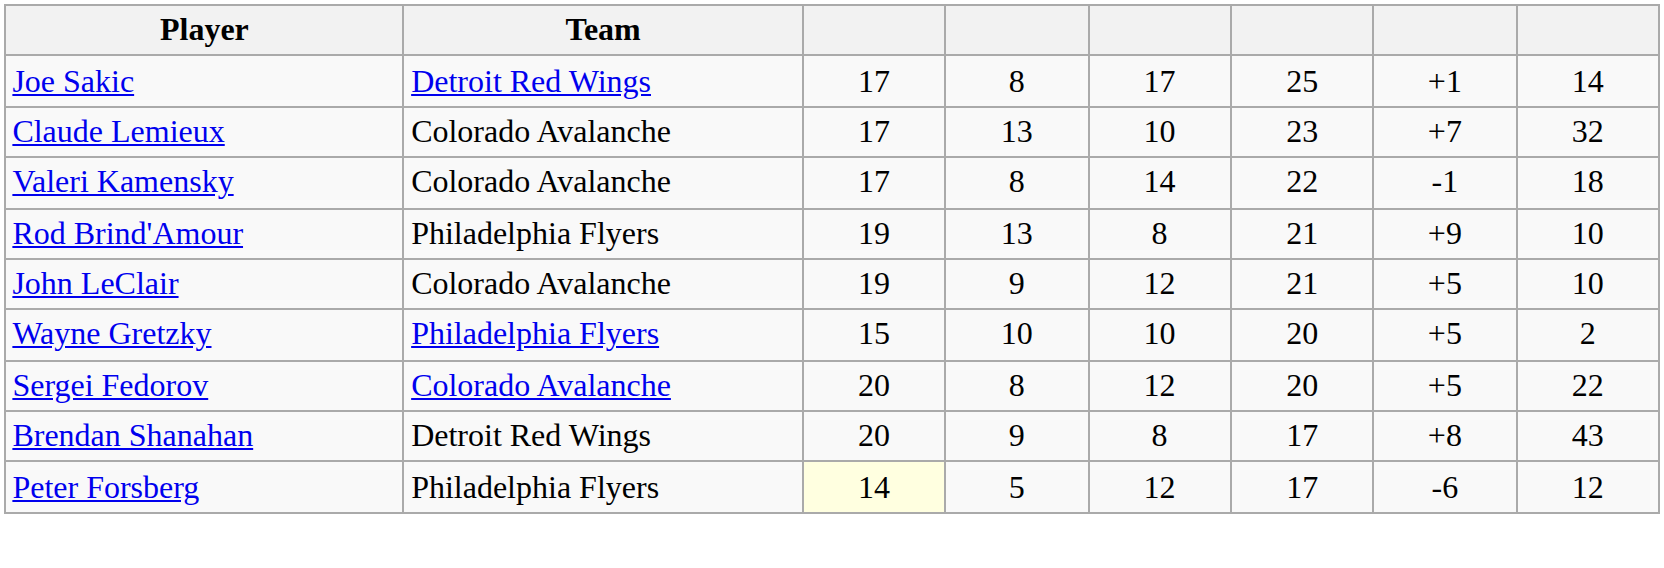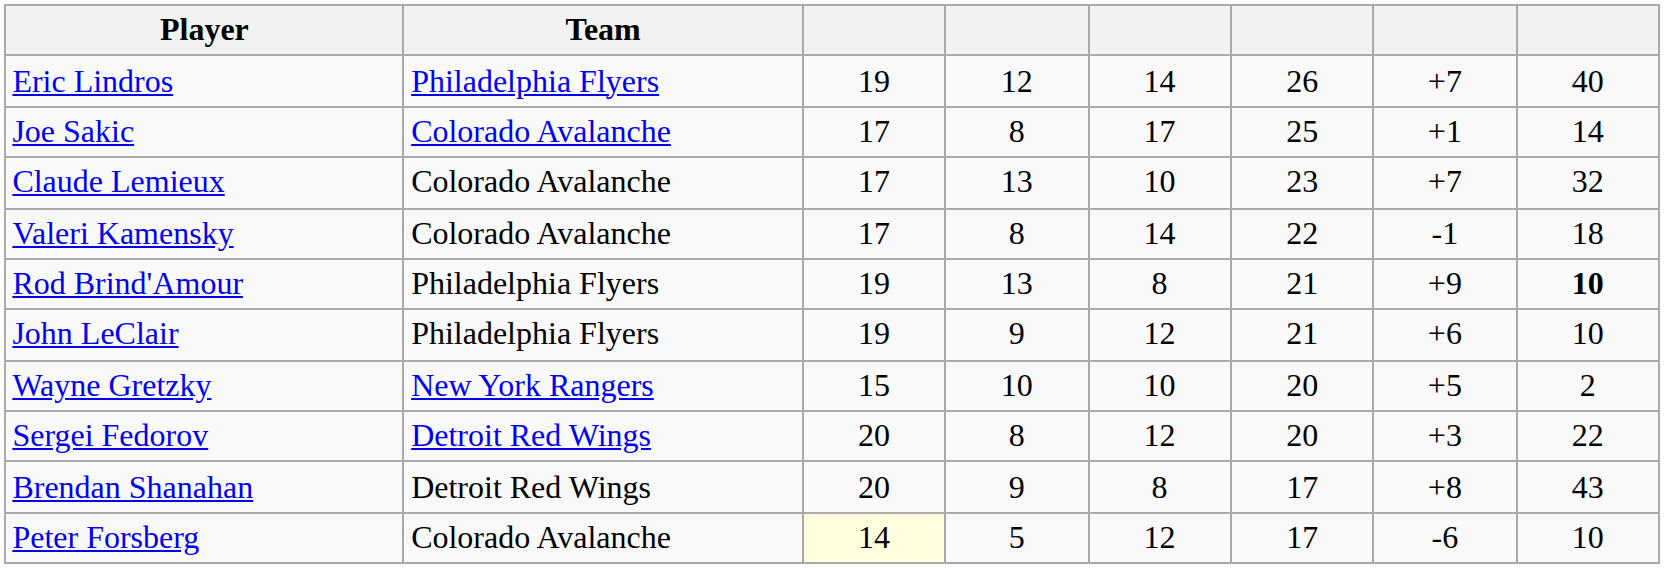+ row: (93, 80)
(531, 80) Detroit Red Wings -> (541, 131) Colorado Avalanche
(1588, 232) normal -> (1588, 283) bold
(541, 283) Colorado Avalanche -> (535, 334) Philadelphia Flyers
(1445, 283) +5 -> (1445, 334) +6
(535, 334) Philadelphia Flyers -> (532, 385) New York Rangers
(541, 385) Colorado Avalanche -> (531, 435) Detroit Red Wings
(1445, 385) +5 -> (1445, 435) +3
(535, 486) Philadelphia Flyers -> (541, 537) Colorado Avalanche
(1588, 486) 12 -> (1588, 537) 10
